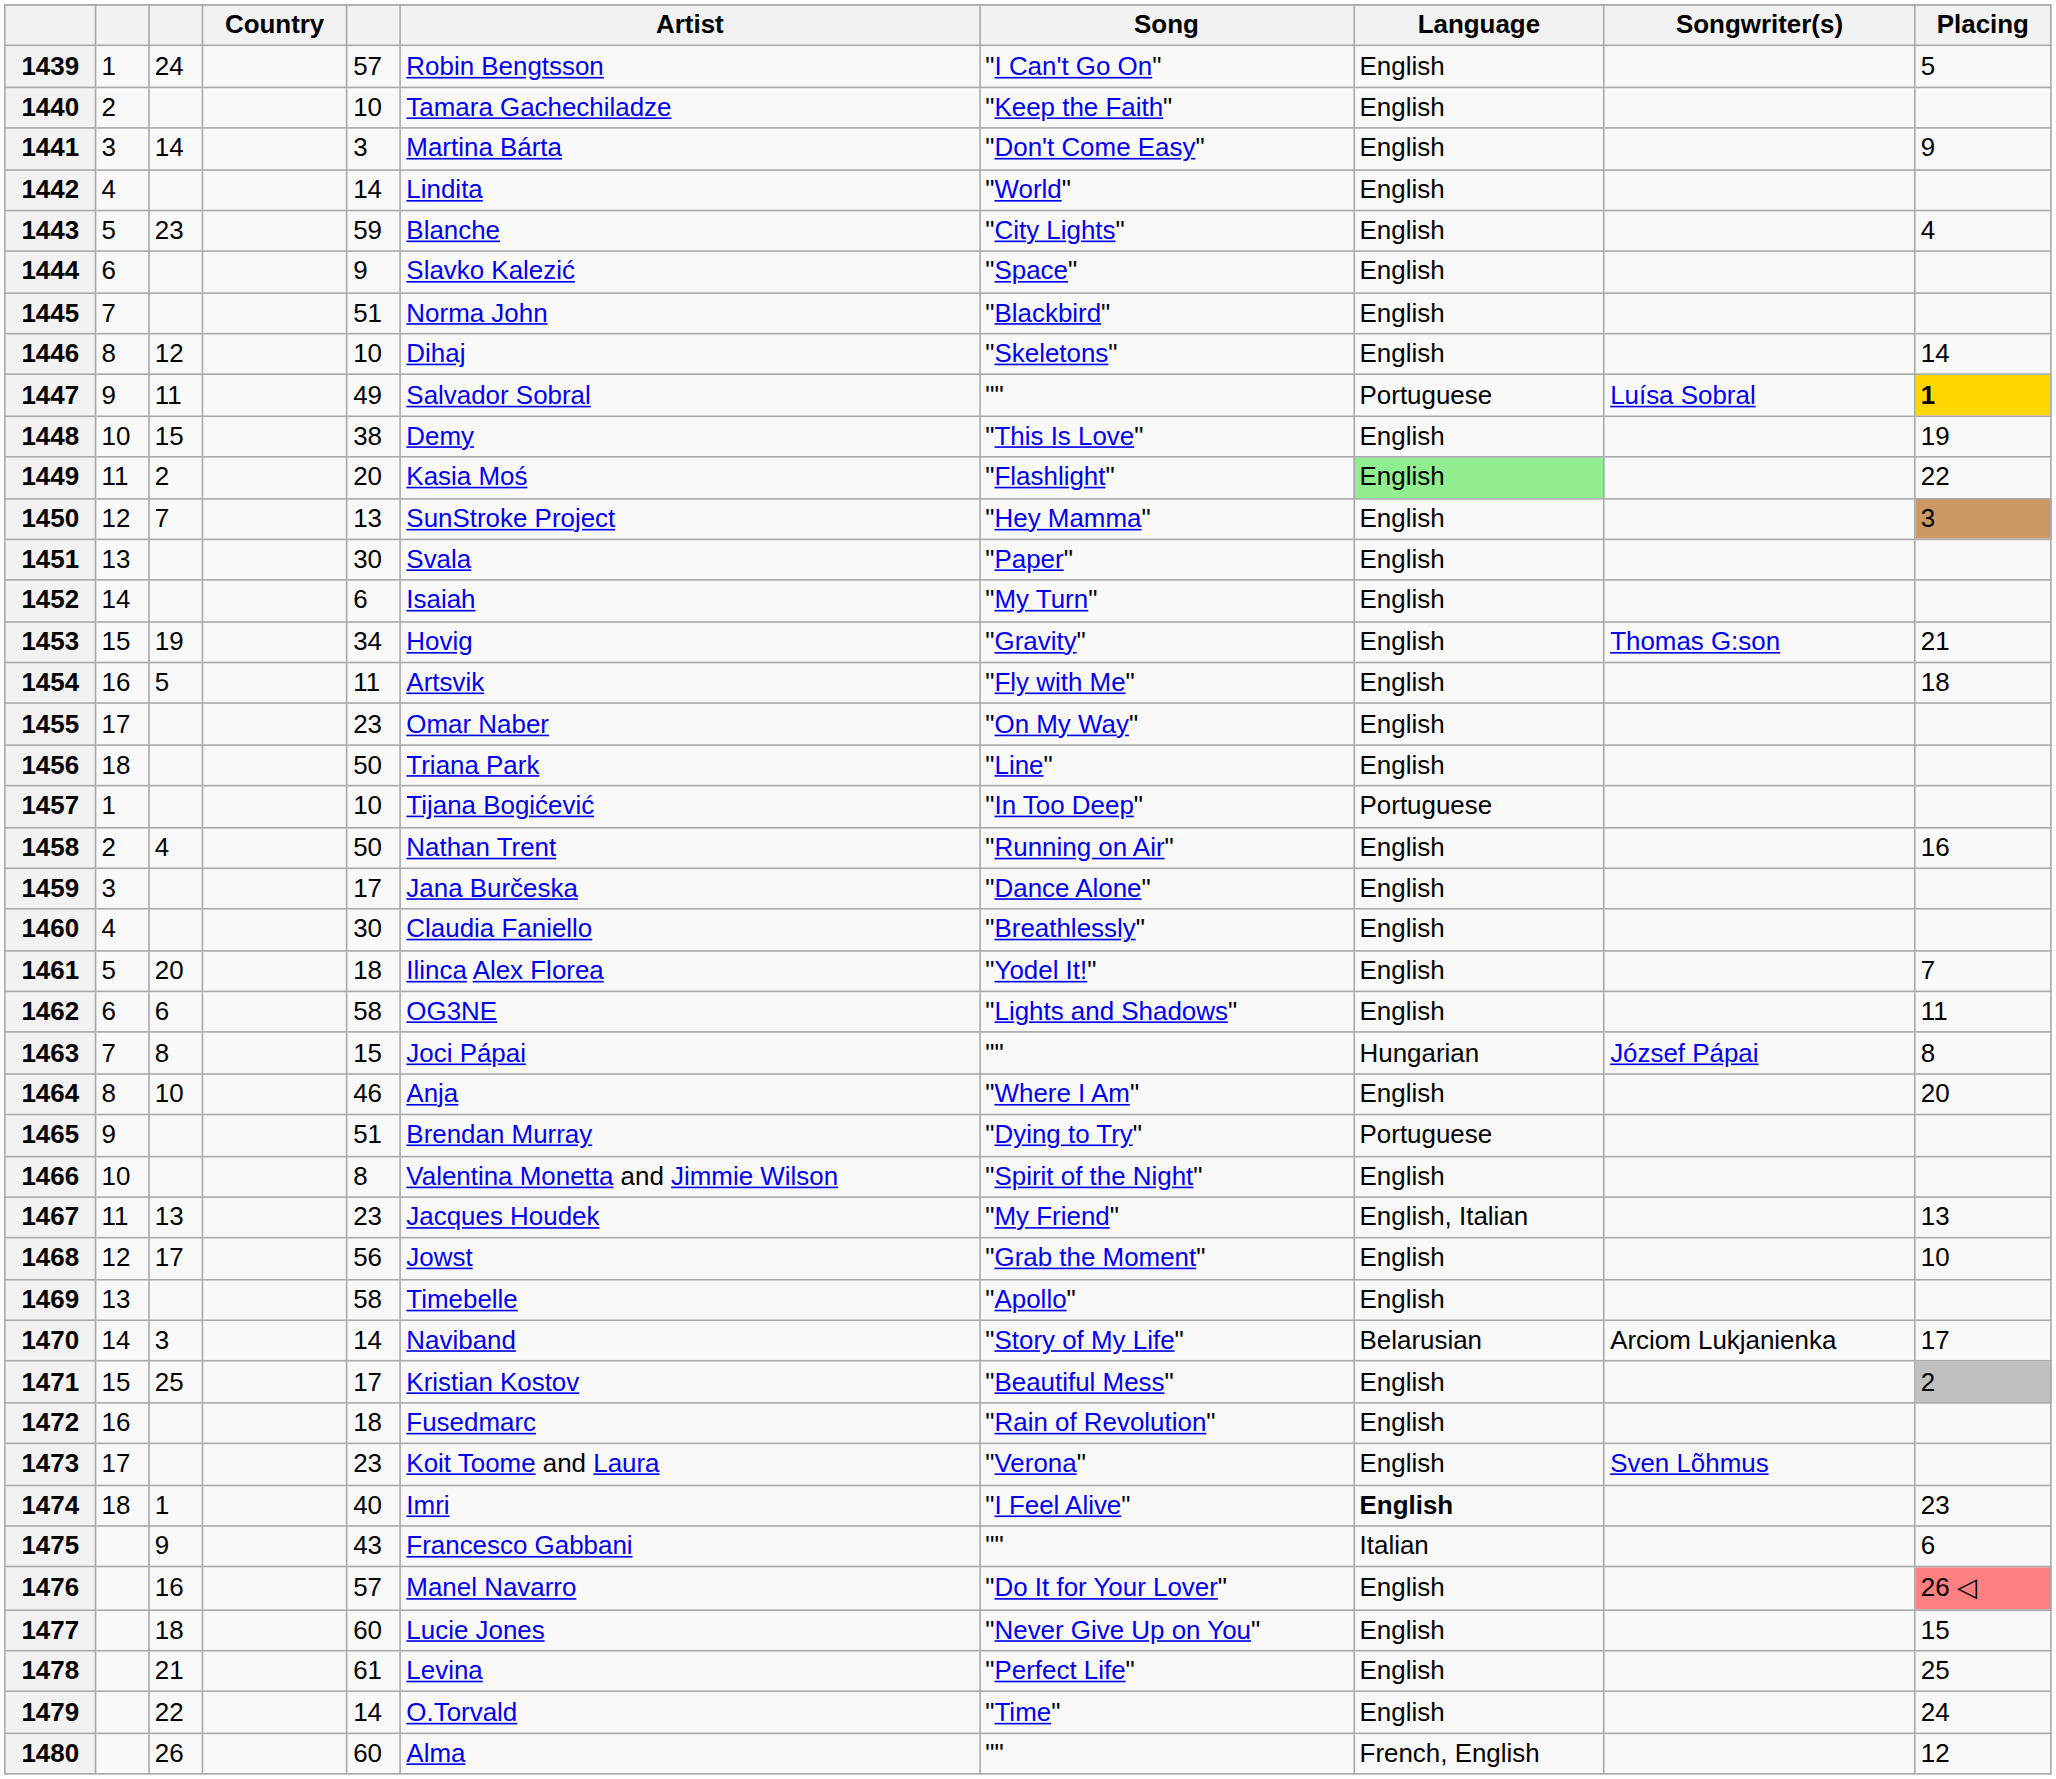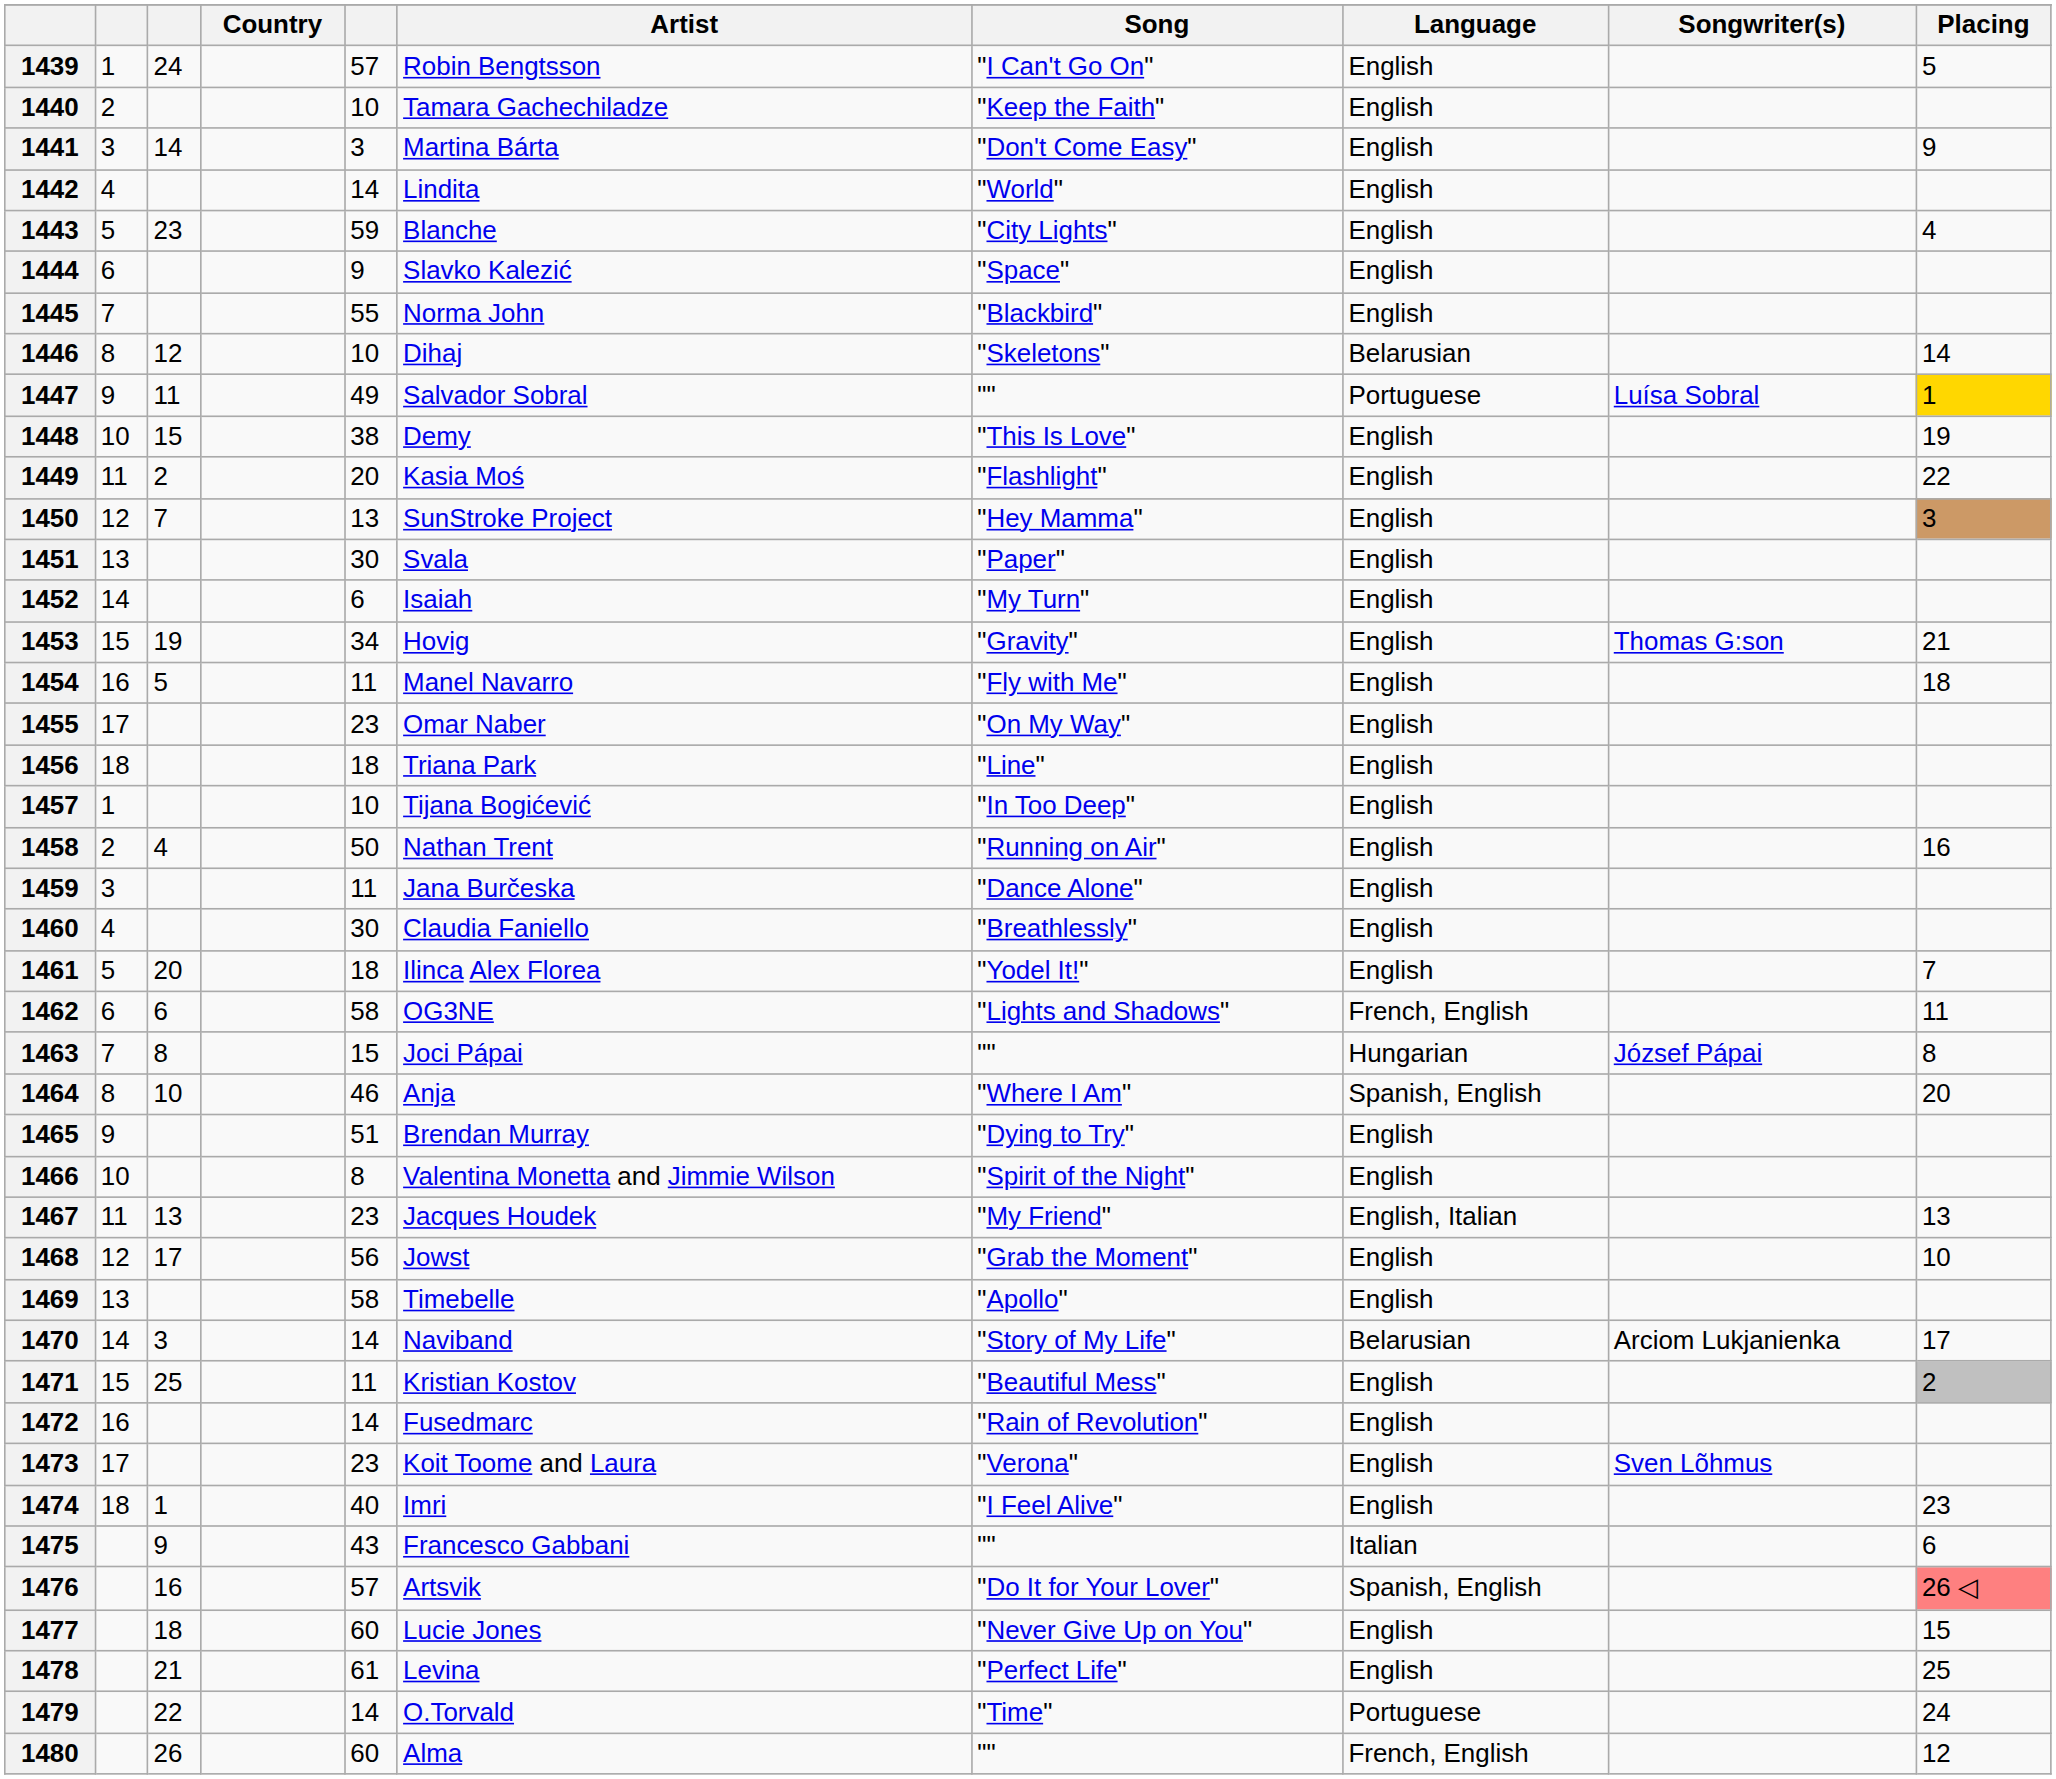(368, 312) 51 -> (365, 312) 55
(1402, 353) English -> (1410, 353) Belarusian
(1928, 395) bold -> (1929, 395) normal
(1402, 477) lightgreen background -> (1391, 477) no background
(445, 682) Artsvik -> (488, 682) Manel Navarro
(368, 764) 50 -> (365, 764) 18
(1426, 806) Portuguese -> (1391, 806) English
(368, 888) 17 -> (364, 888) 11
(1402, 1011) English -> (1439, 1011) French, English
(1402, 1093) English -> (1445, 1093) Spanish, English
(1426, 1134) Portuguese -> (1391, 1134) English
(368, 1381) 17 -> (364, 1381) 11
(368, 1422) 18 -> (365, 1422) 14
(1406, 1504) bold -> (1391, 1504) normal
(491, 1587) Manel Navarro -> (442, 1587) Artsvik
(1402, 1587) English -> (1445, 1587) Spanish, English
(1402, 1712) English -> (1415, 1712) Portuguese
